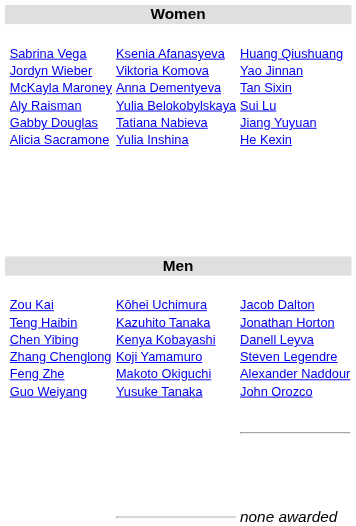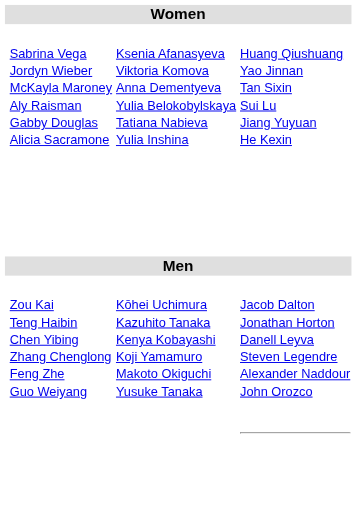- row: (61, 518)
